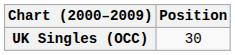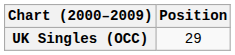(193, 39) 30 -> (193, 39) 29
